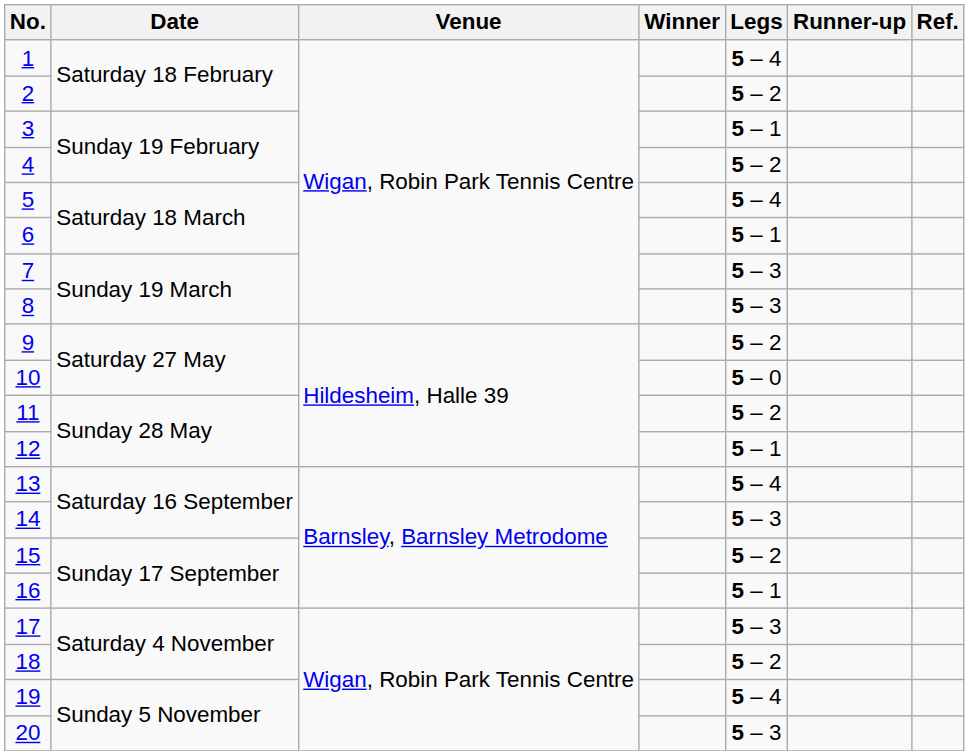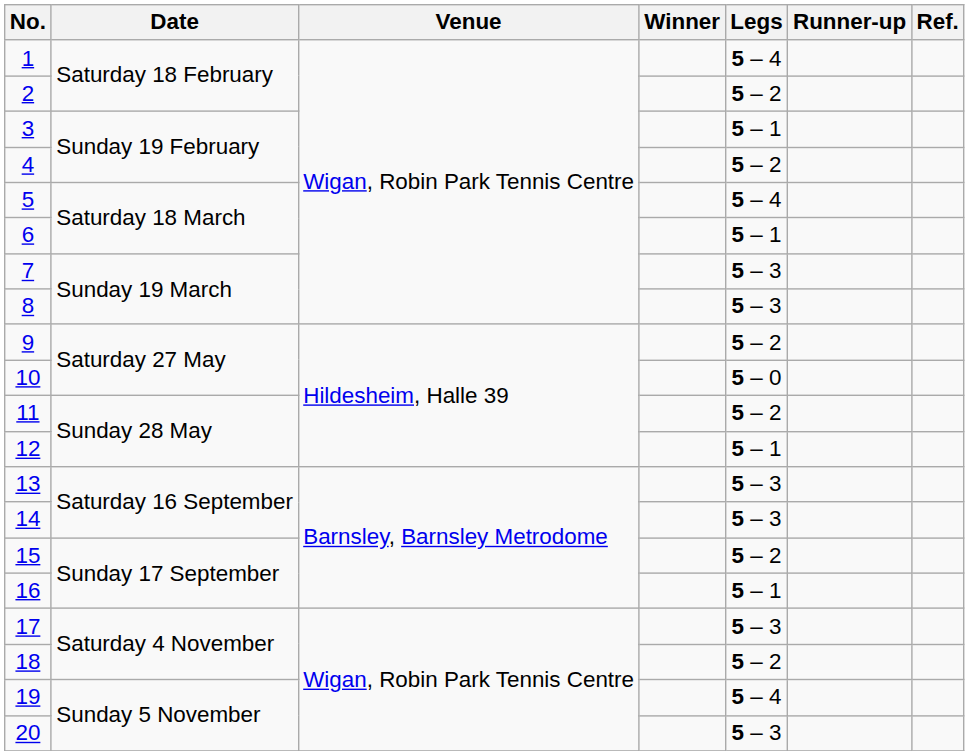(756, 484) 5 – 4 -> (756, 484) 5 – 3
